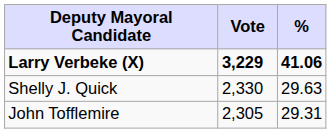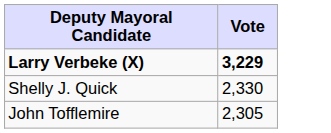- column: (302, 26)
